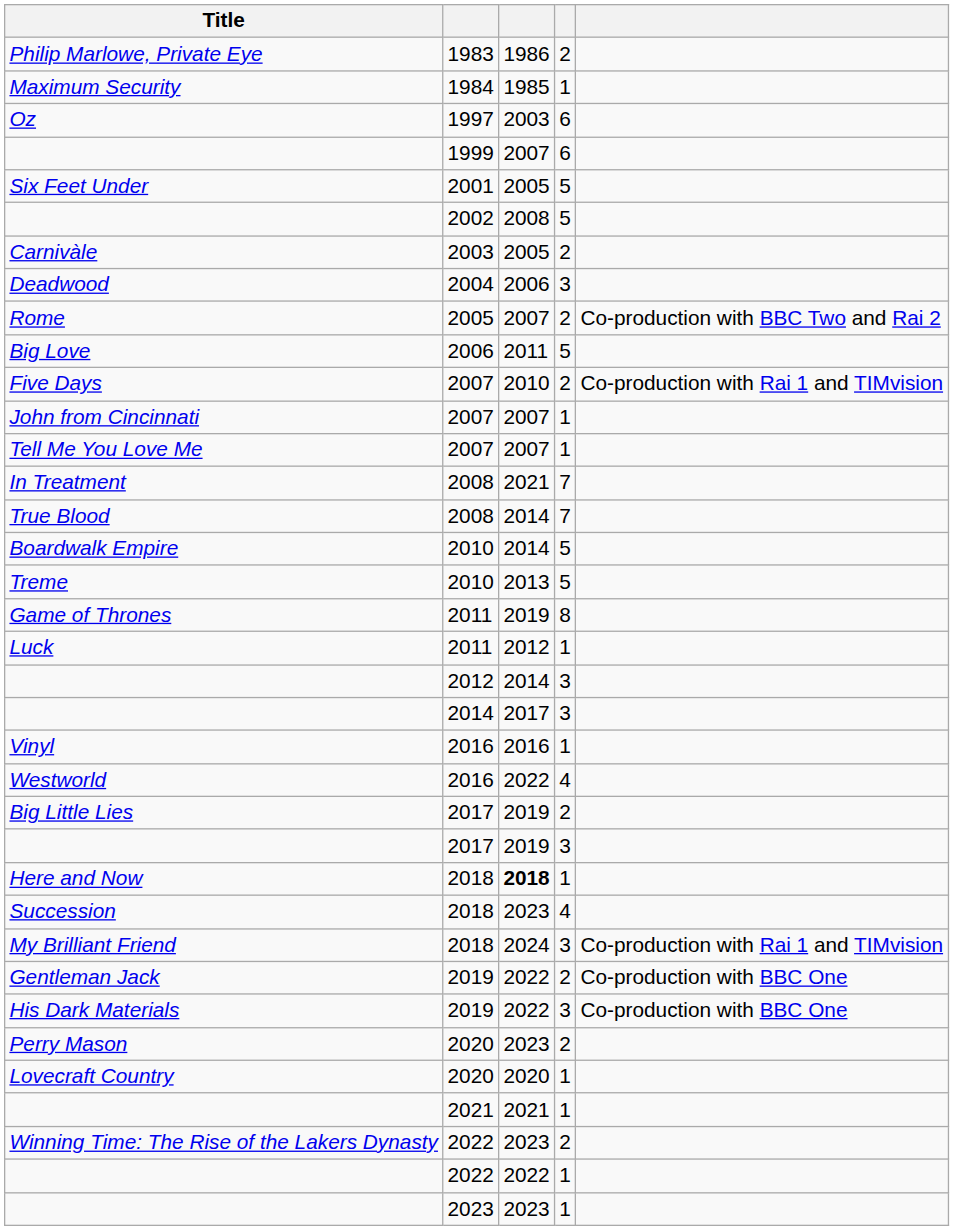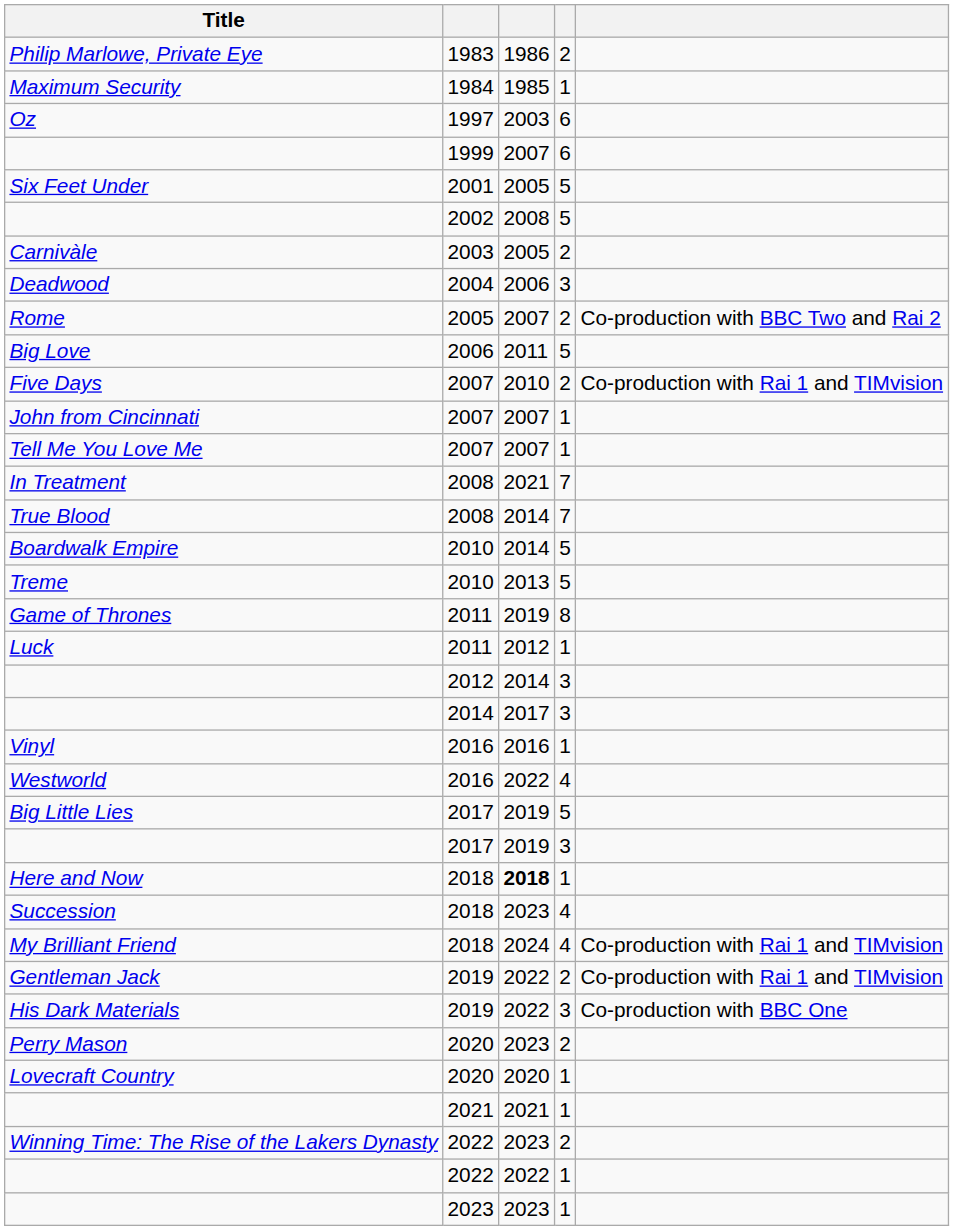(565, 812) 2 -> (565, 812) 5
(565, 944) 3 -> (565, 944) 4
(714, 977) Co-production with BBC One -> (762, 977) Co-production with Rai 1 and TIMvision
